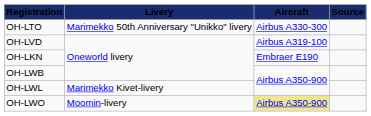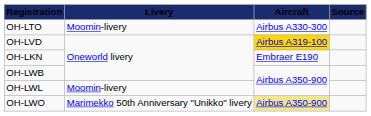(159, 27) Marimekko 50th Anniversary "Unikko" livery -> (97, 27) Moomin-livery
(292, 42) no background -> (292, 42) gold background
(115, 88) Marimekko Kivet-livery -> (97, 88) Moomin-livery
(97, 103) Moomin-livery -> (159, 103) Marimekko 50th Anniversary "Unikko" livery
